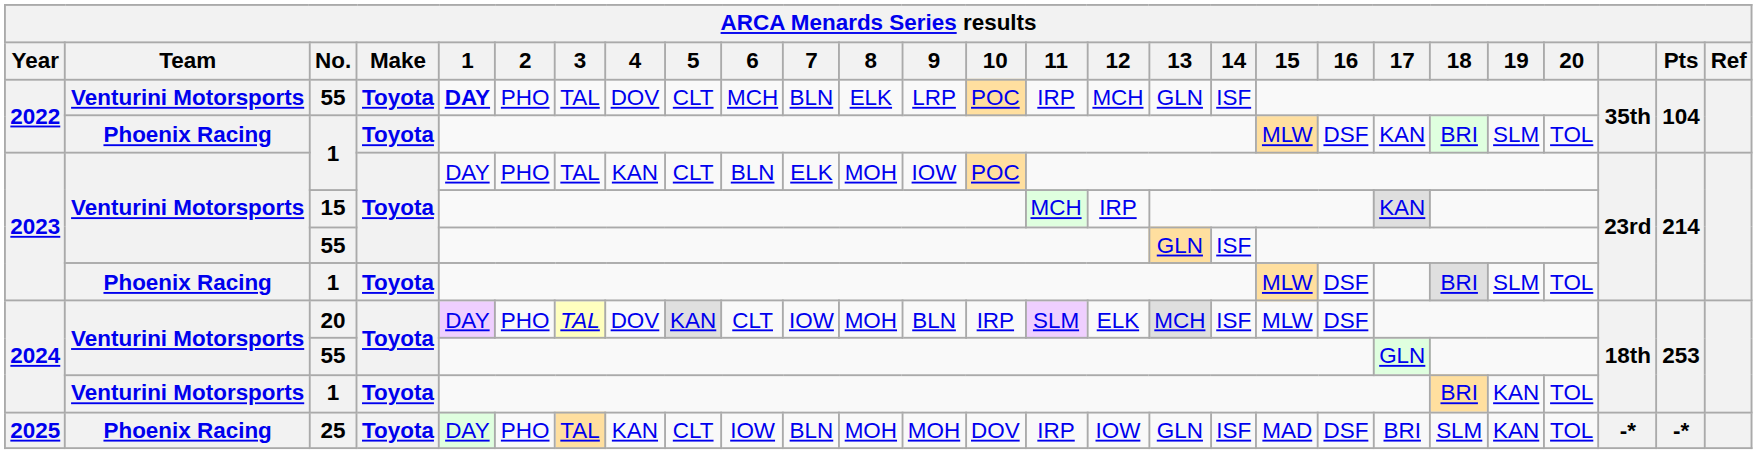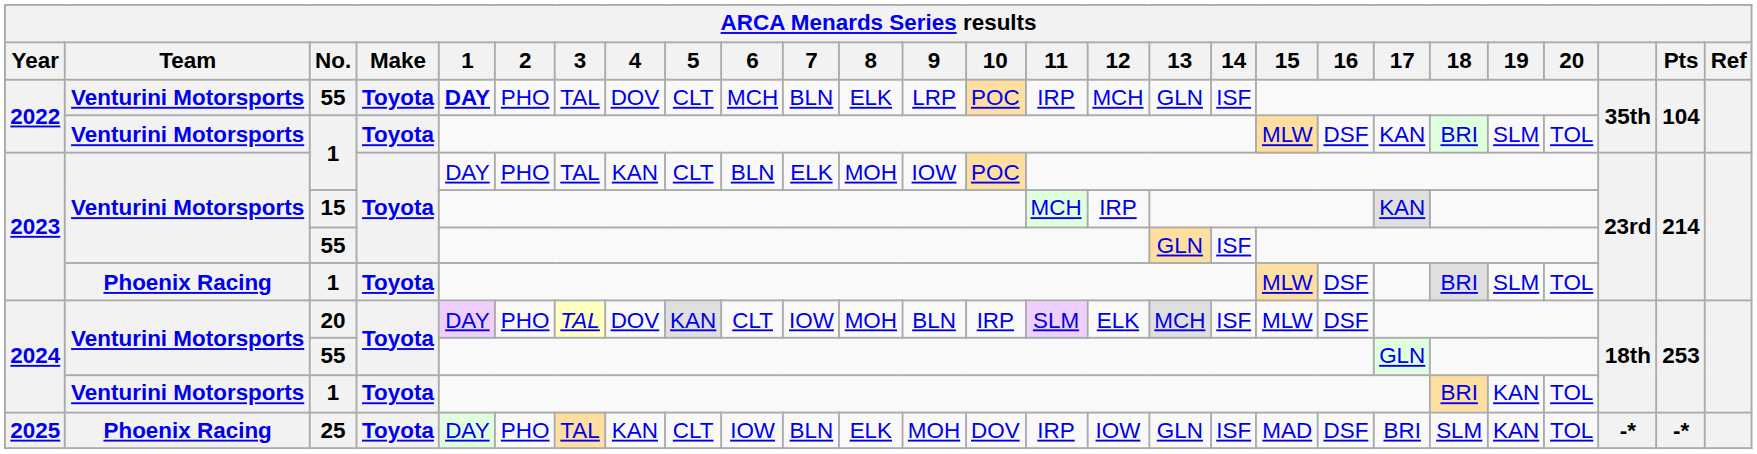(188, 134) Phoenix Racing -> (188, 134) Venturini Motorsports
(871, 430) MOH -> (871, 430) ELK
